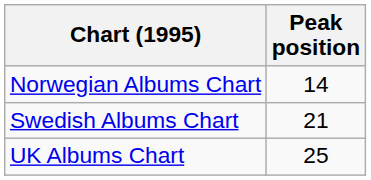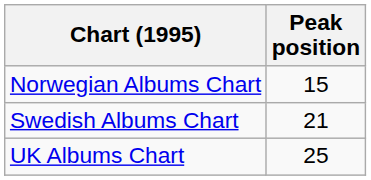(316, 84) 14 -> (316, 84) 15
